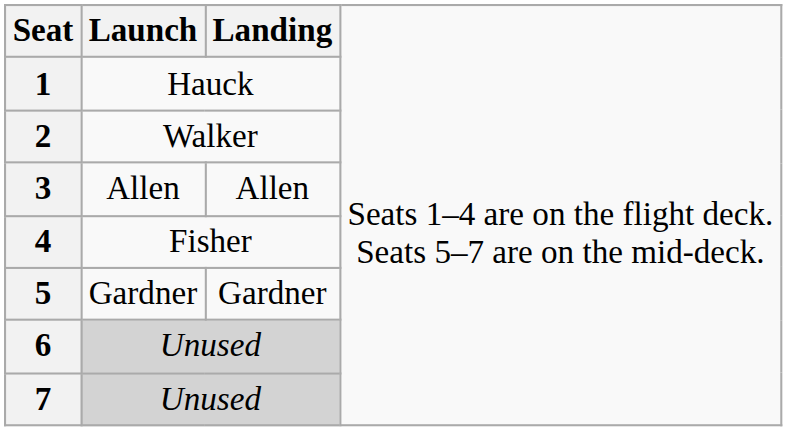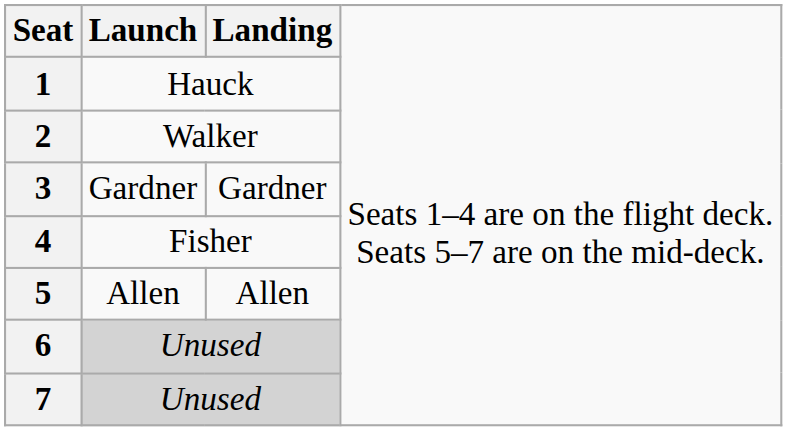(143, 188) Allen -> (143, 188) Gardner
(272, 188) Allen -> (272, 188) Gardner
(143, 293) Gardner -> (143, 293) Allen
(272, 293) Gardner -> (272, 293) Allen
